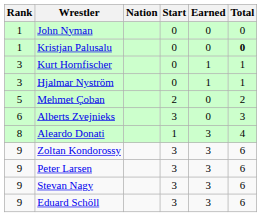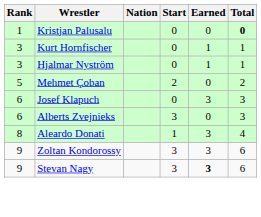- row: (65, 30)
+ row: (68, 99)
- row: (65, 168)
(208, 185) normal -> (208, 168) bold
- row: (68, 202)
